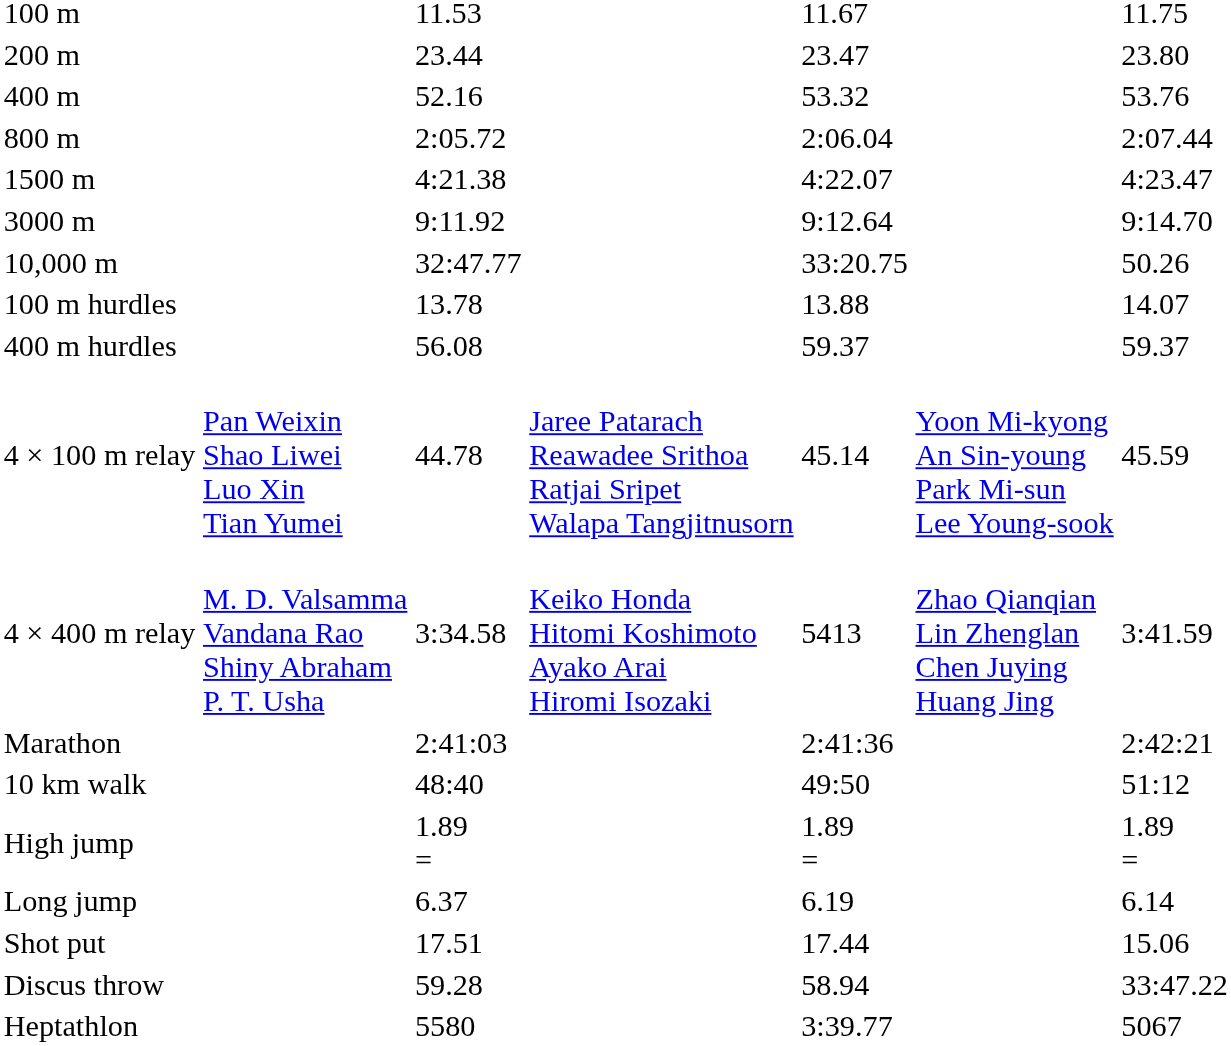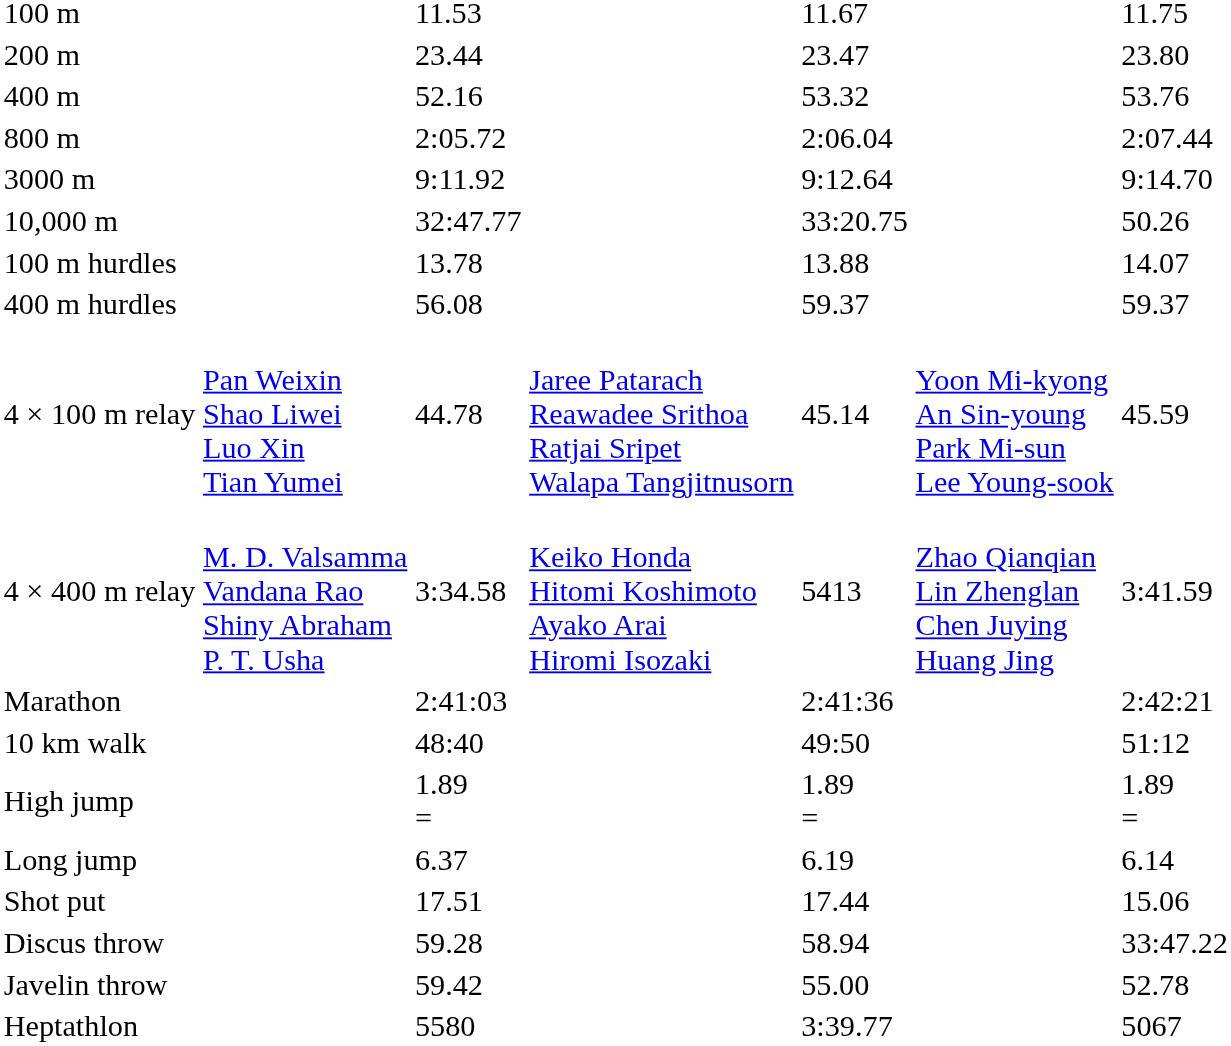- row: (49, 179)
+ row: (86, 984)
